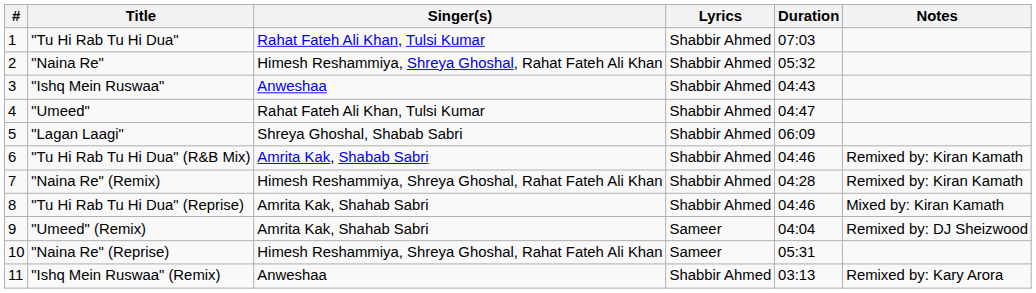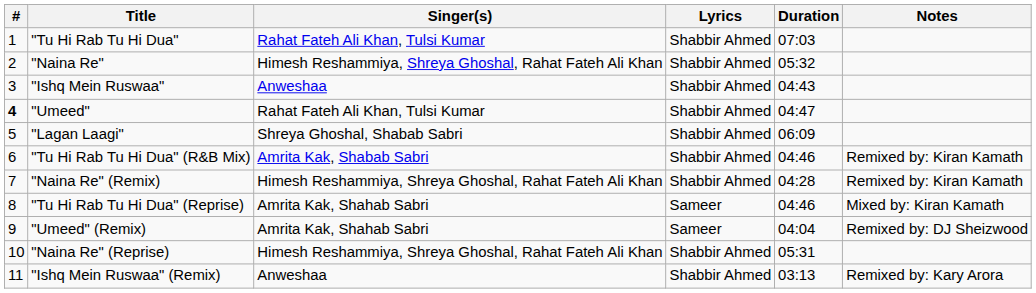(12, 110) normal -> (12, 110) bold
(720, 205) Shabbir Ahmed -> (696, 205) Sameer
(696, 252) Sameer -> (720, 252) Shabbir Ahmed
